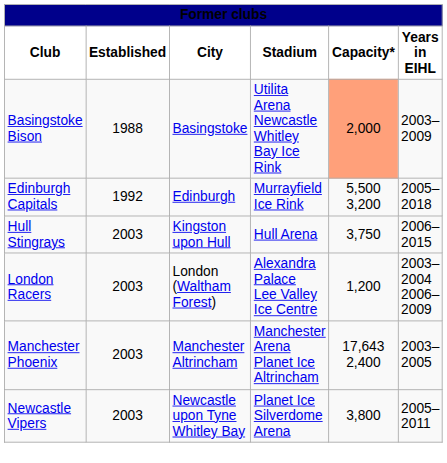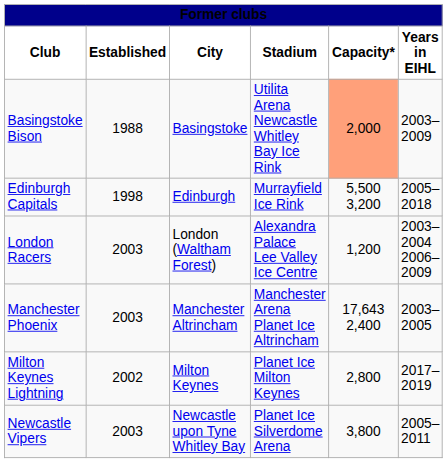(128, 196) 1992 -> (128, 196) 1998
- row: (36, 234)
+ row: (36, 378)
